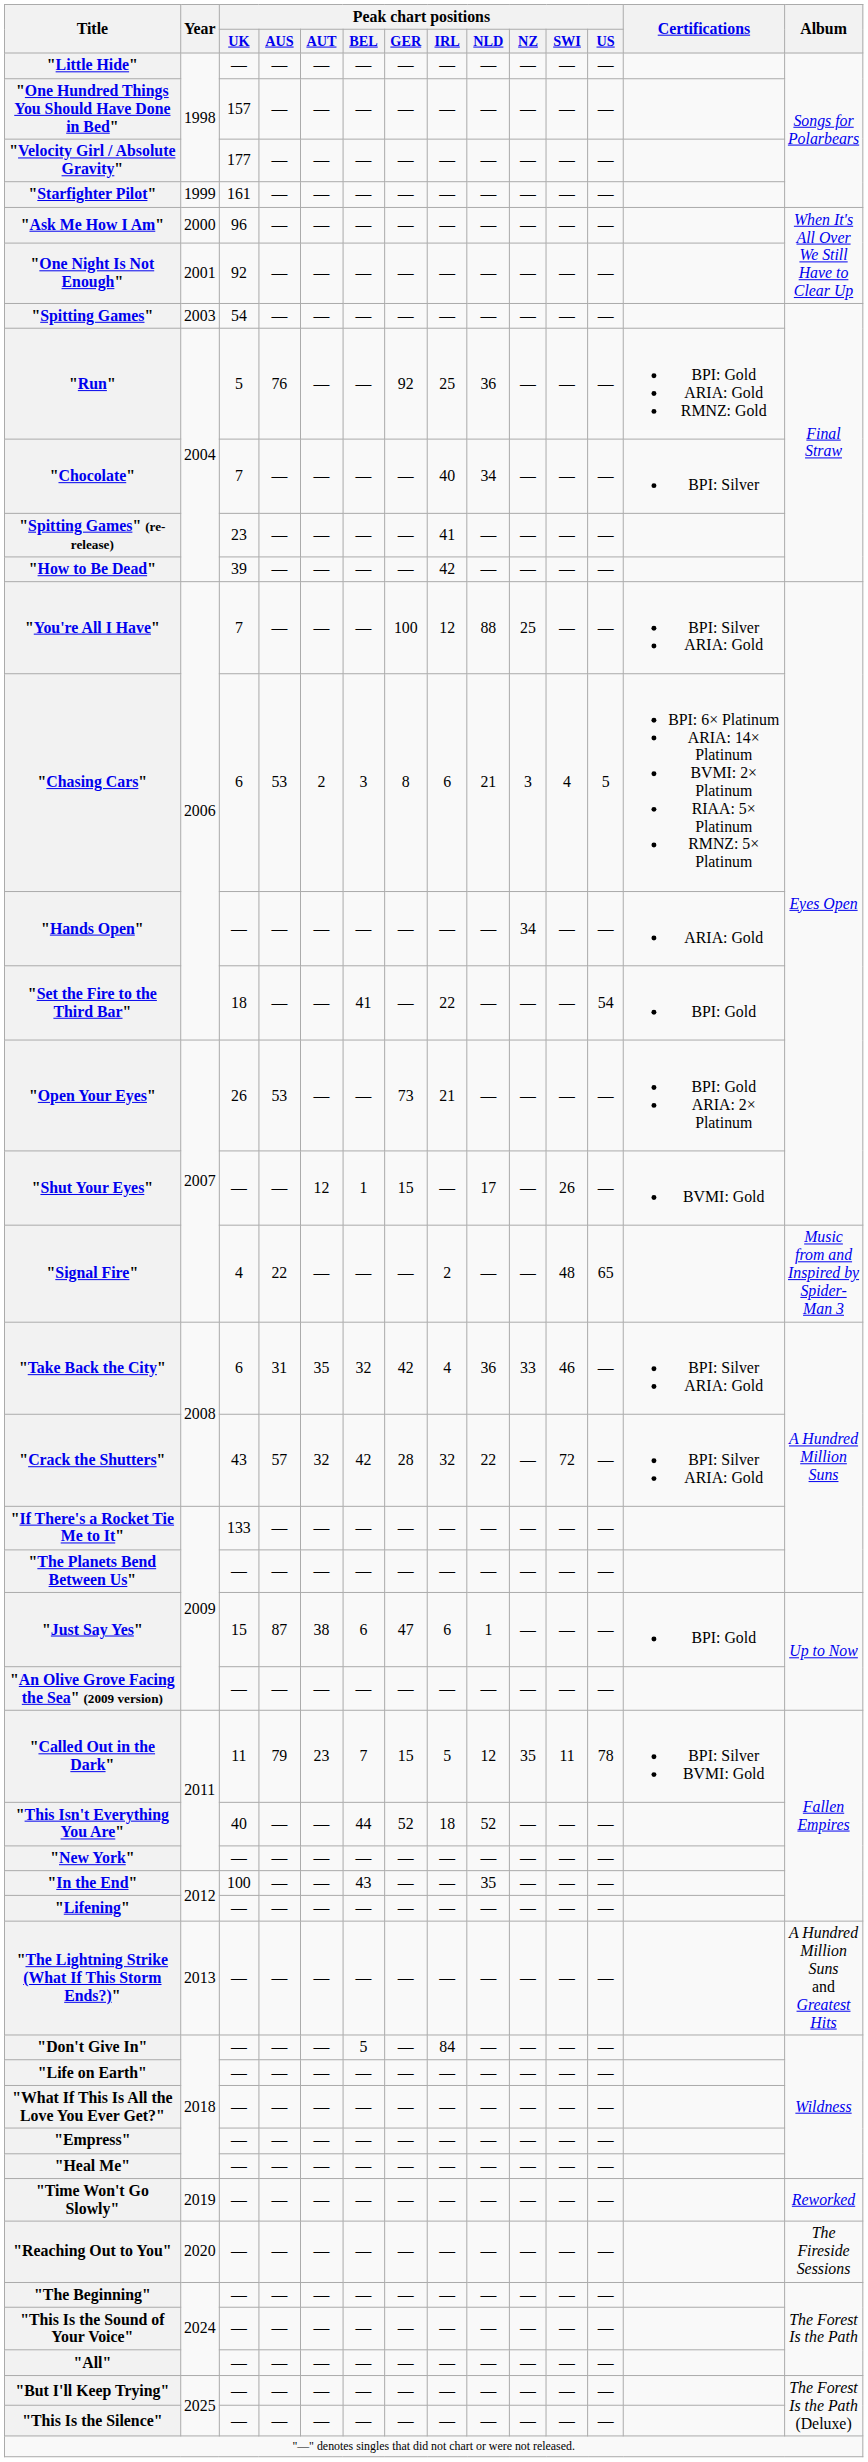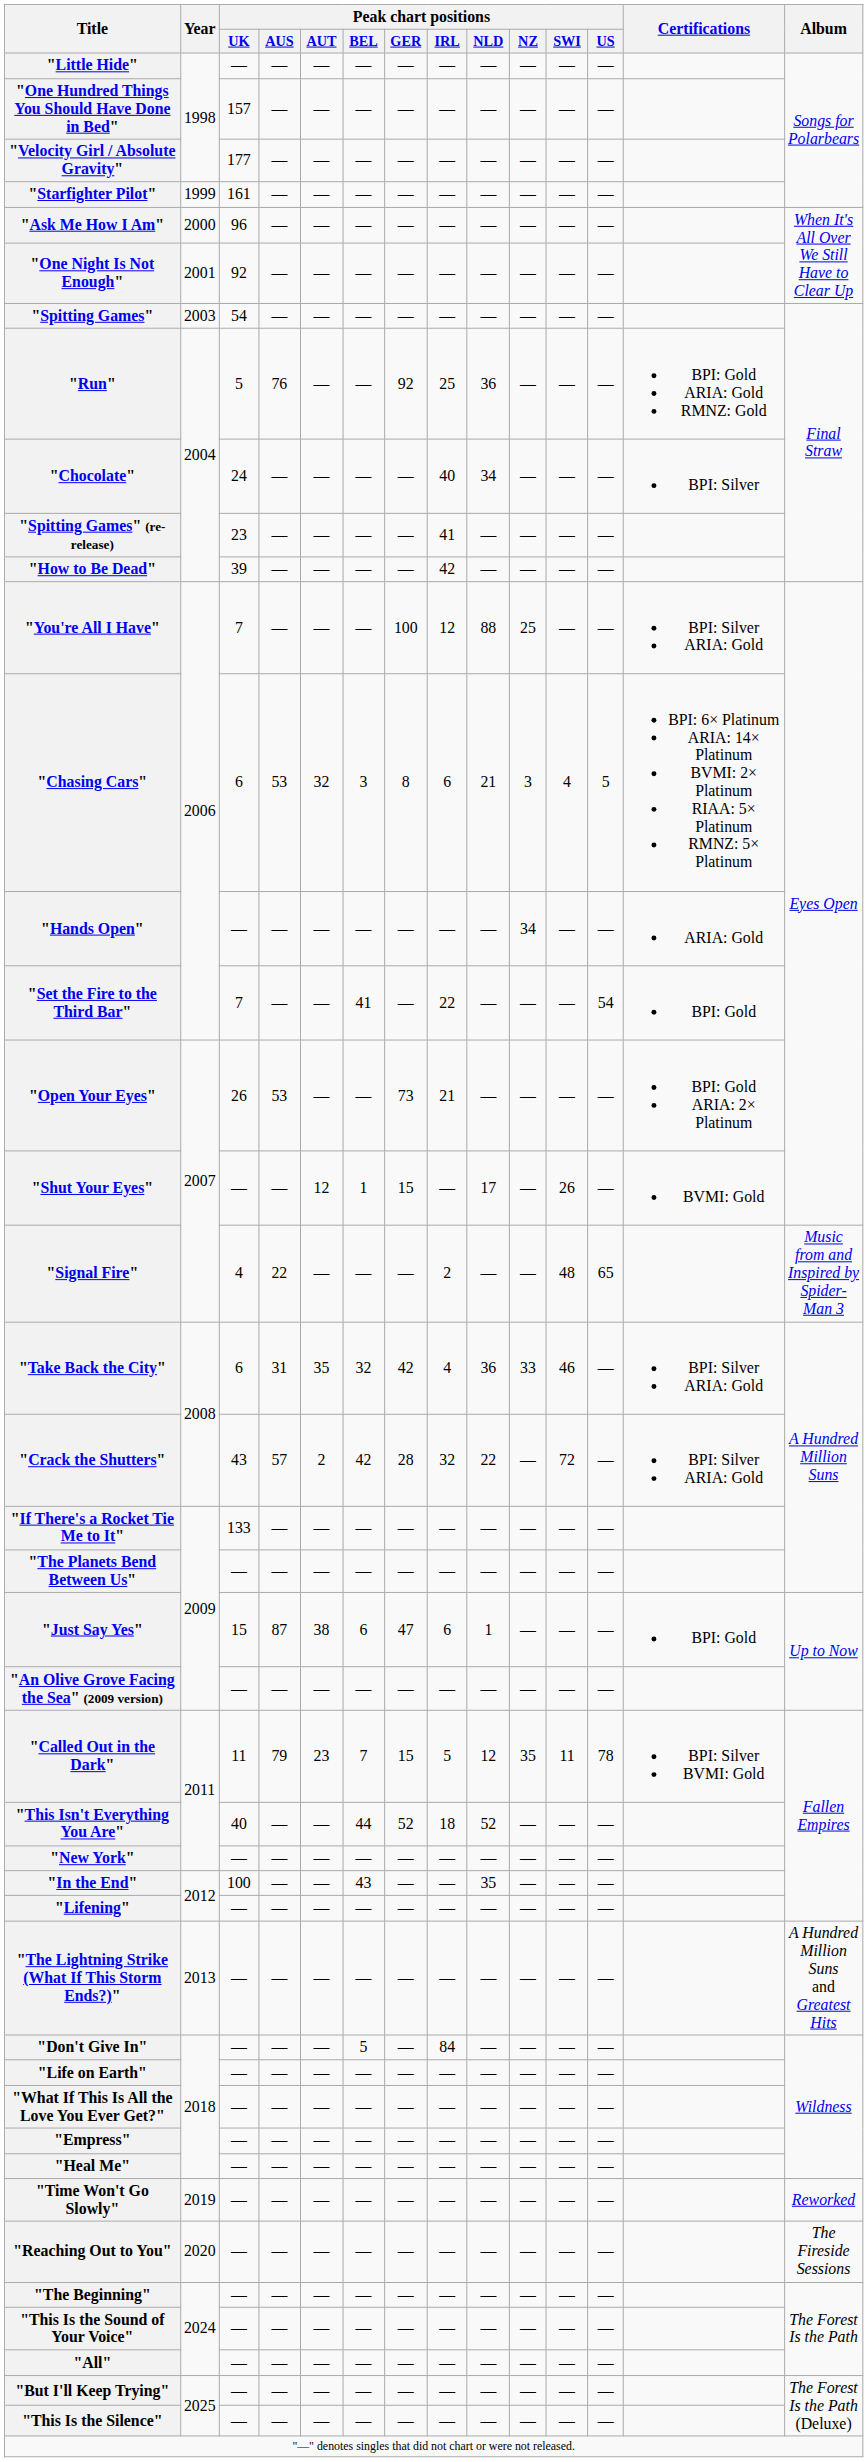(239, 476) 7 -> (239, 476) 24
(321, 782) 2 -> (321, 782) 32
(239, 1003) 18 -> (239, 1003) 7
(321, 1460) 32 -> (321, 1460) 2
